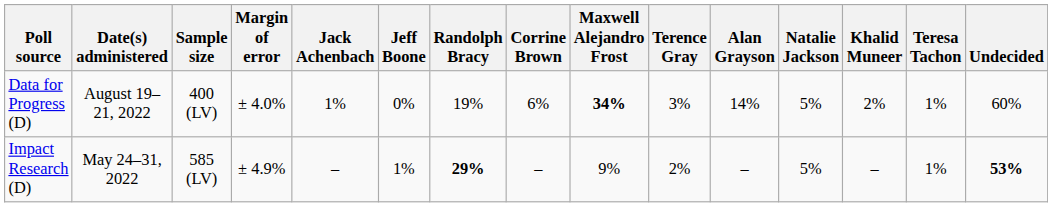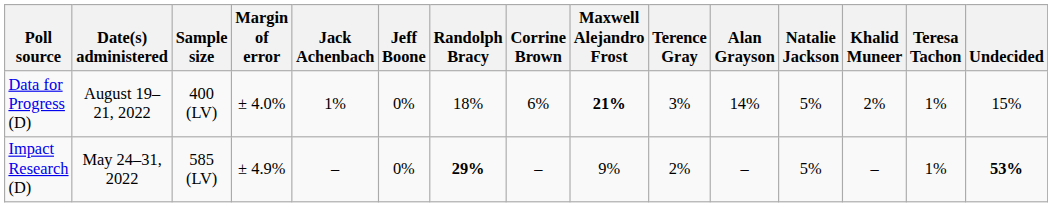(468, 103) 19% -> (468, 103) 18%
(609, 103) 34% -> (609, 103) 21%
(1006, 103) 60% -> (1006, 103) 15%
(404, 169) 1% -> (404, 169) 0%
